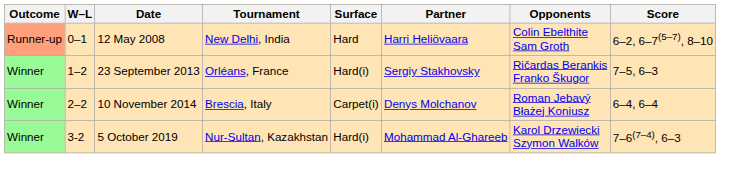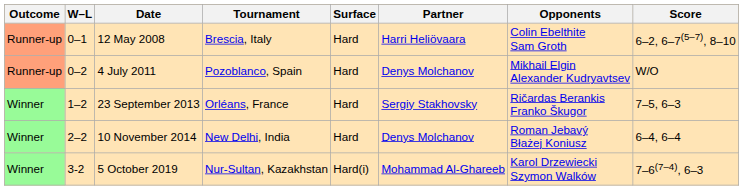(247, 39) New Delhi, India -> (238, 39) Brescia, Italy
+ row: (127, 71)
(351, 71) Hard(i) -> (346, 103) Hard
(238, 103) Brescia, Italy -> (247, 136) New Delhi, India
(356, 103) Carpet(i) -> (346, 136) Hard
